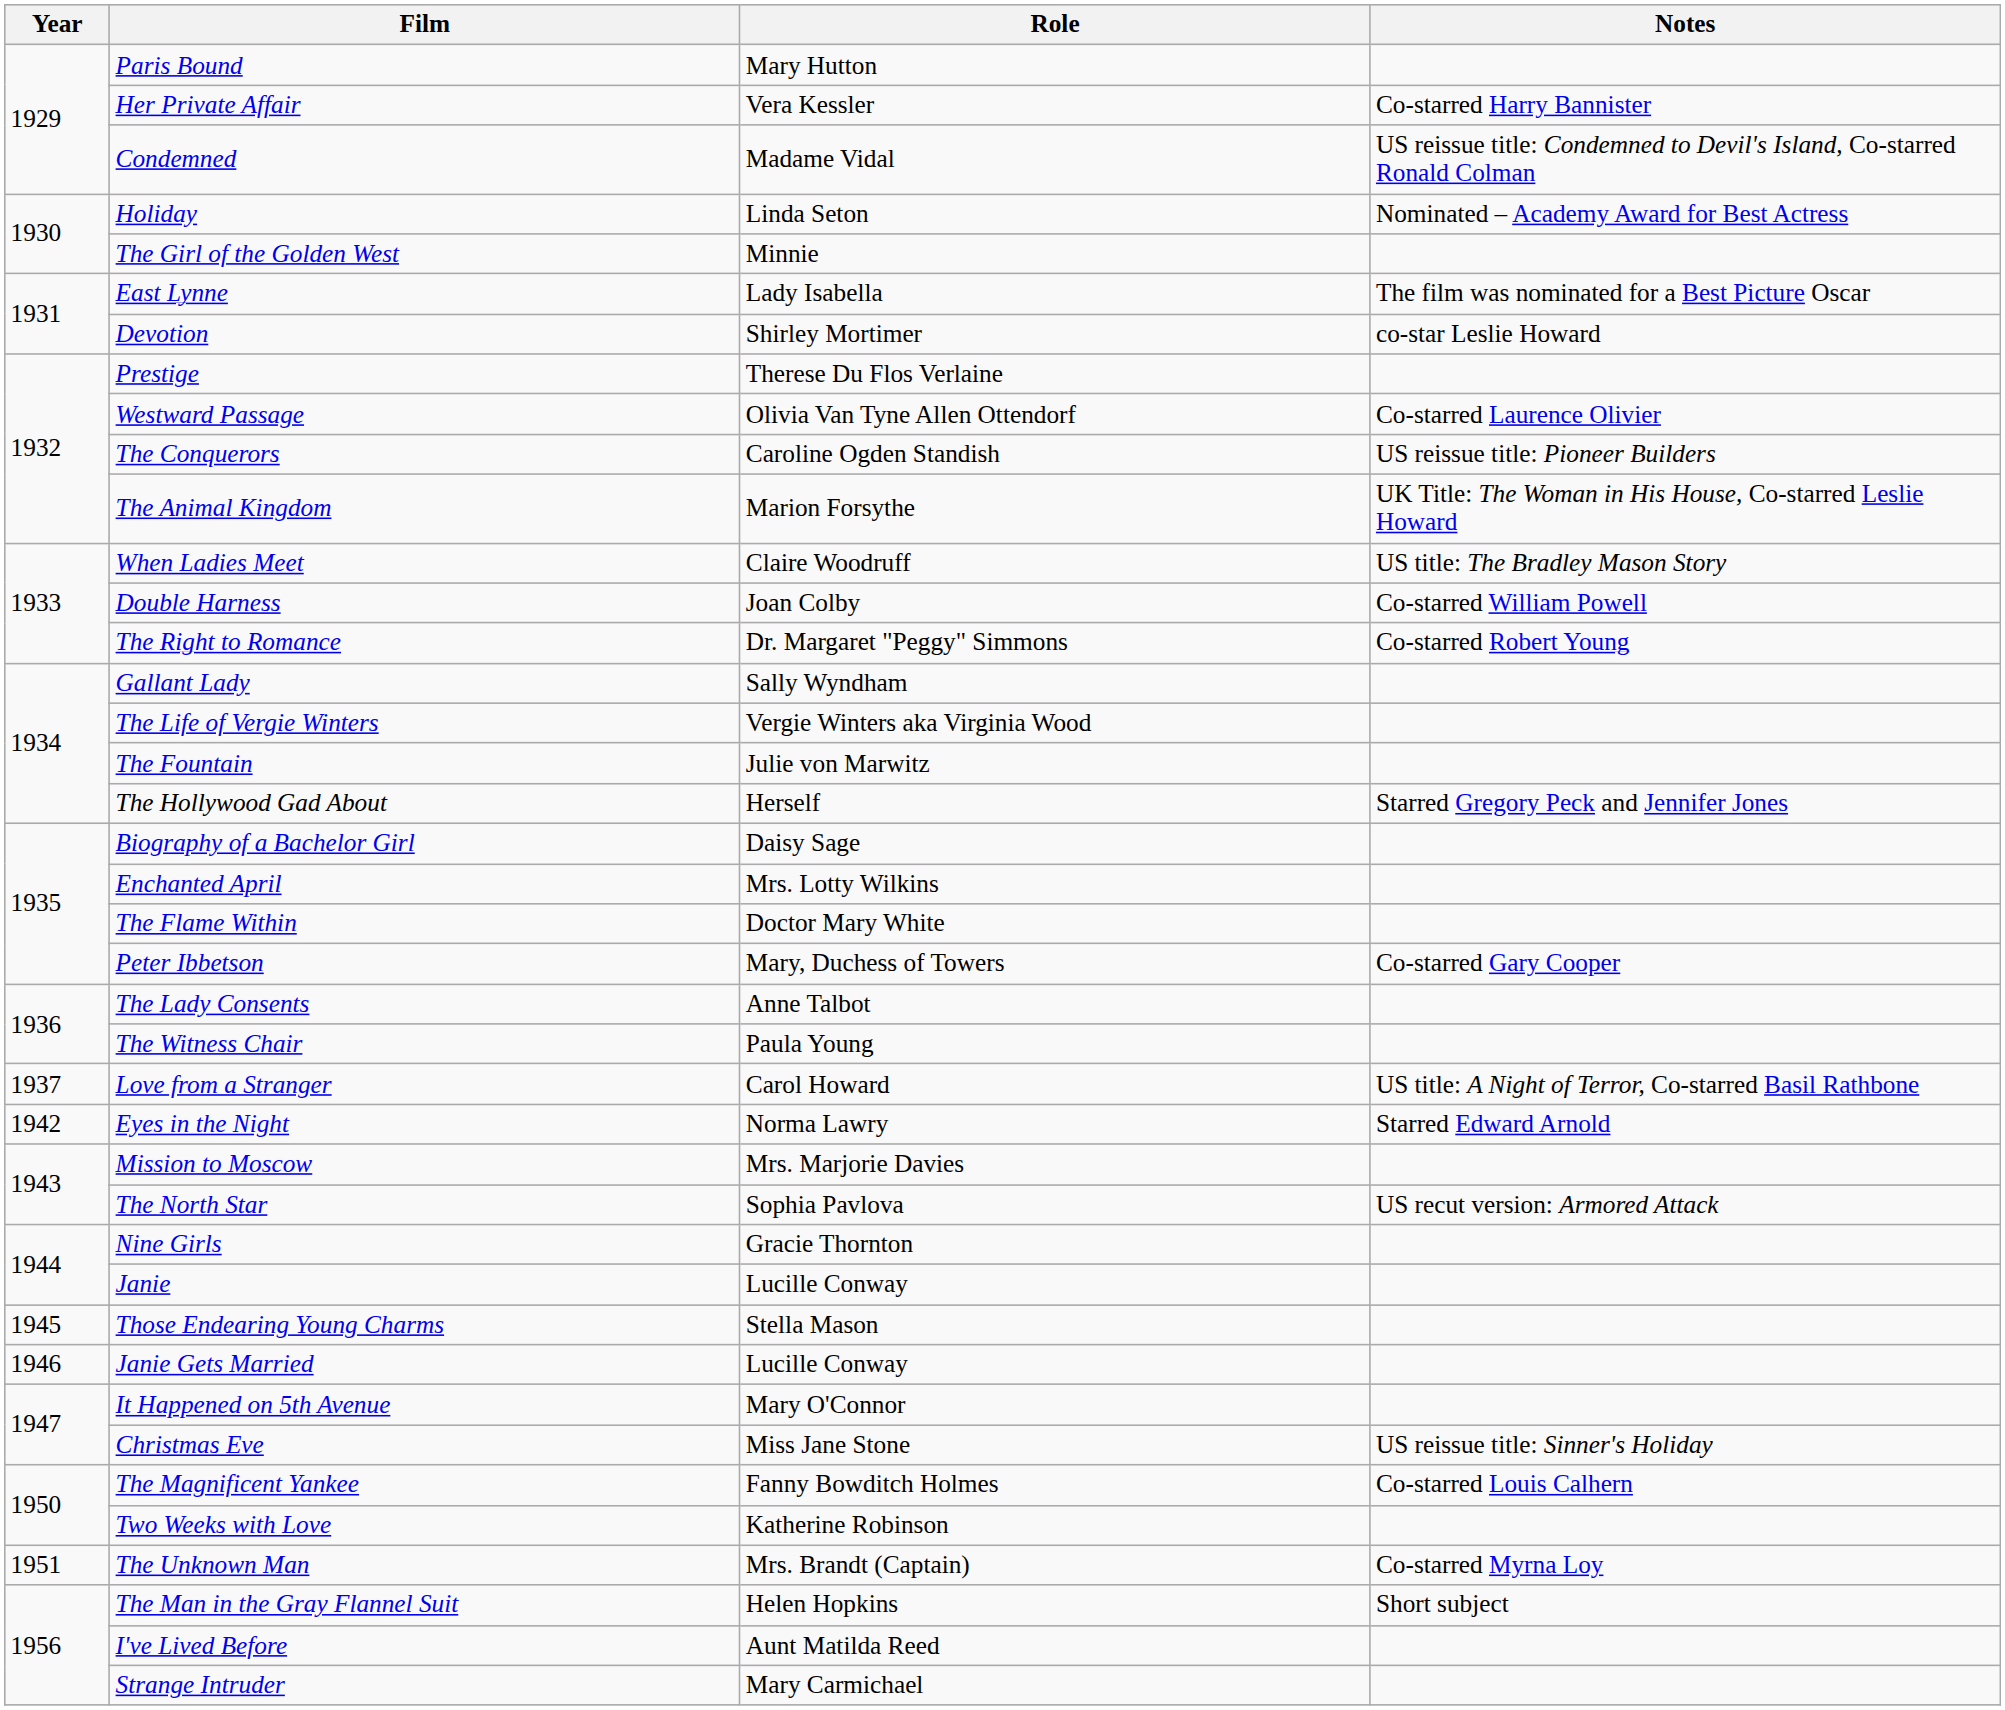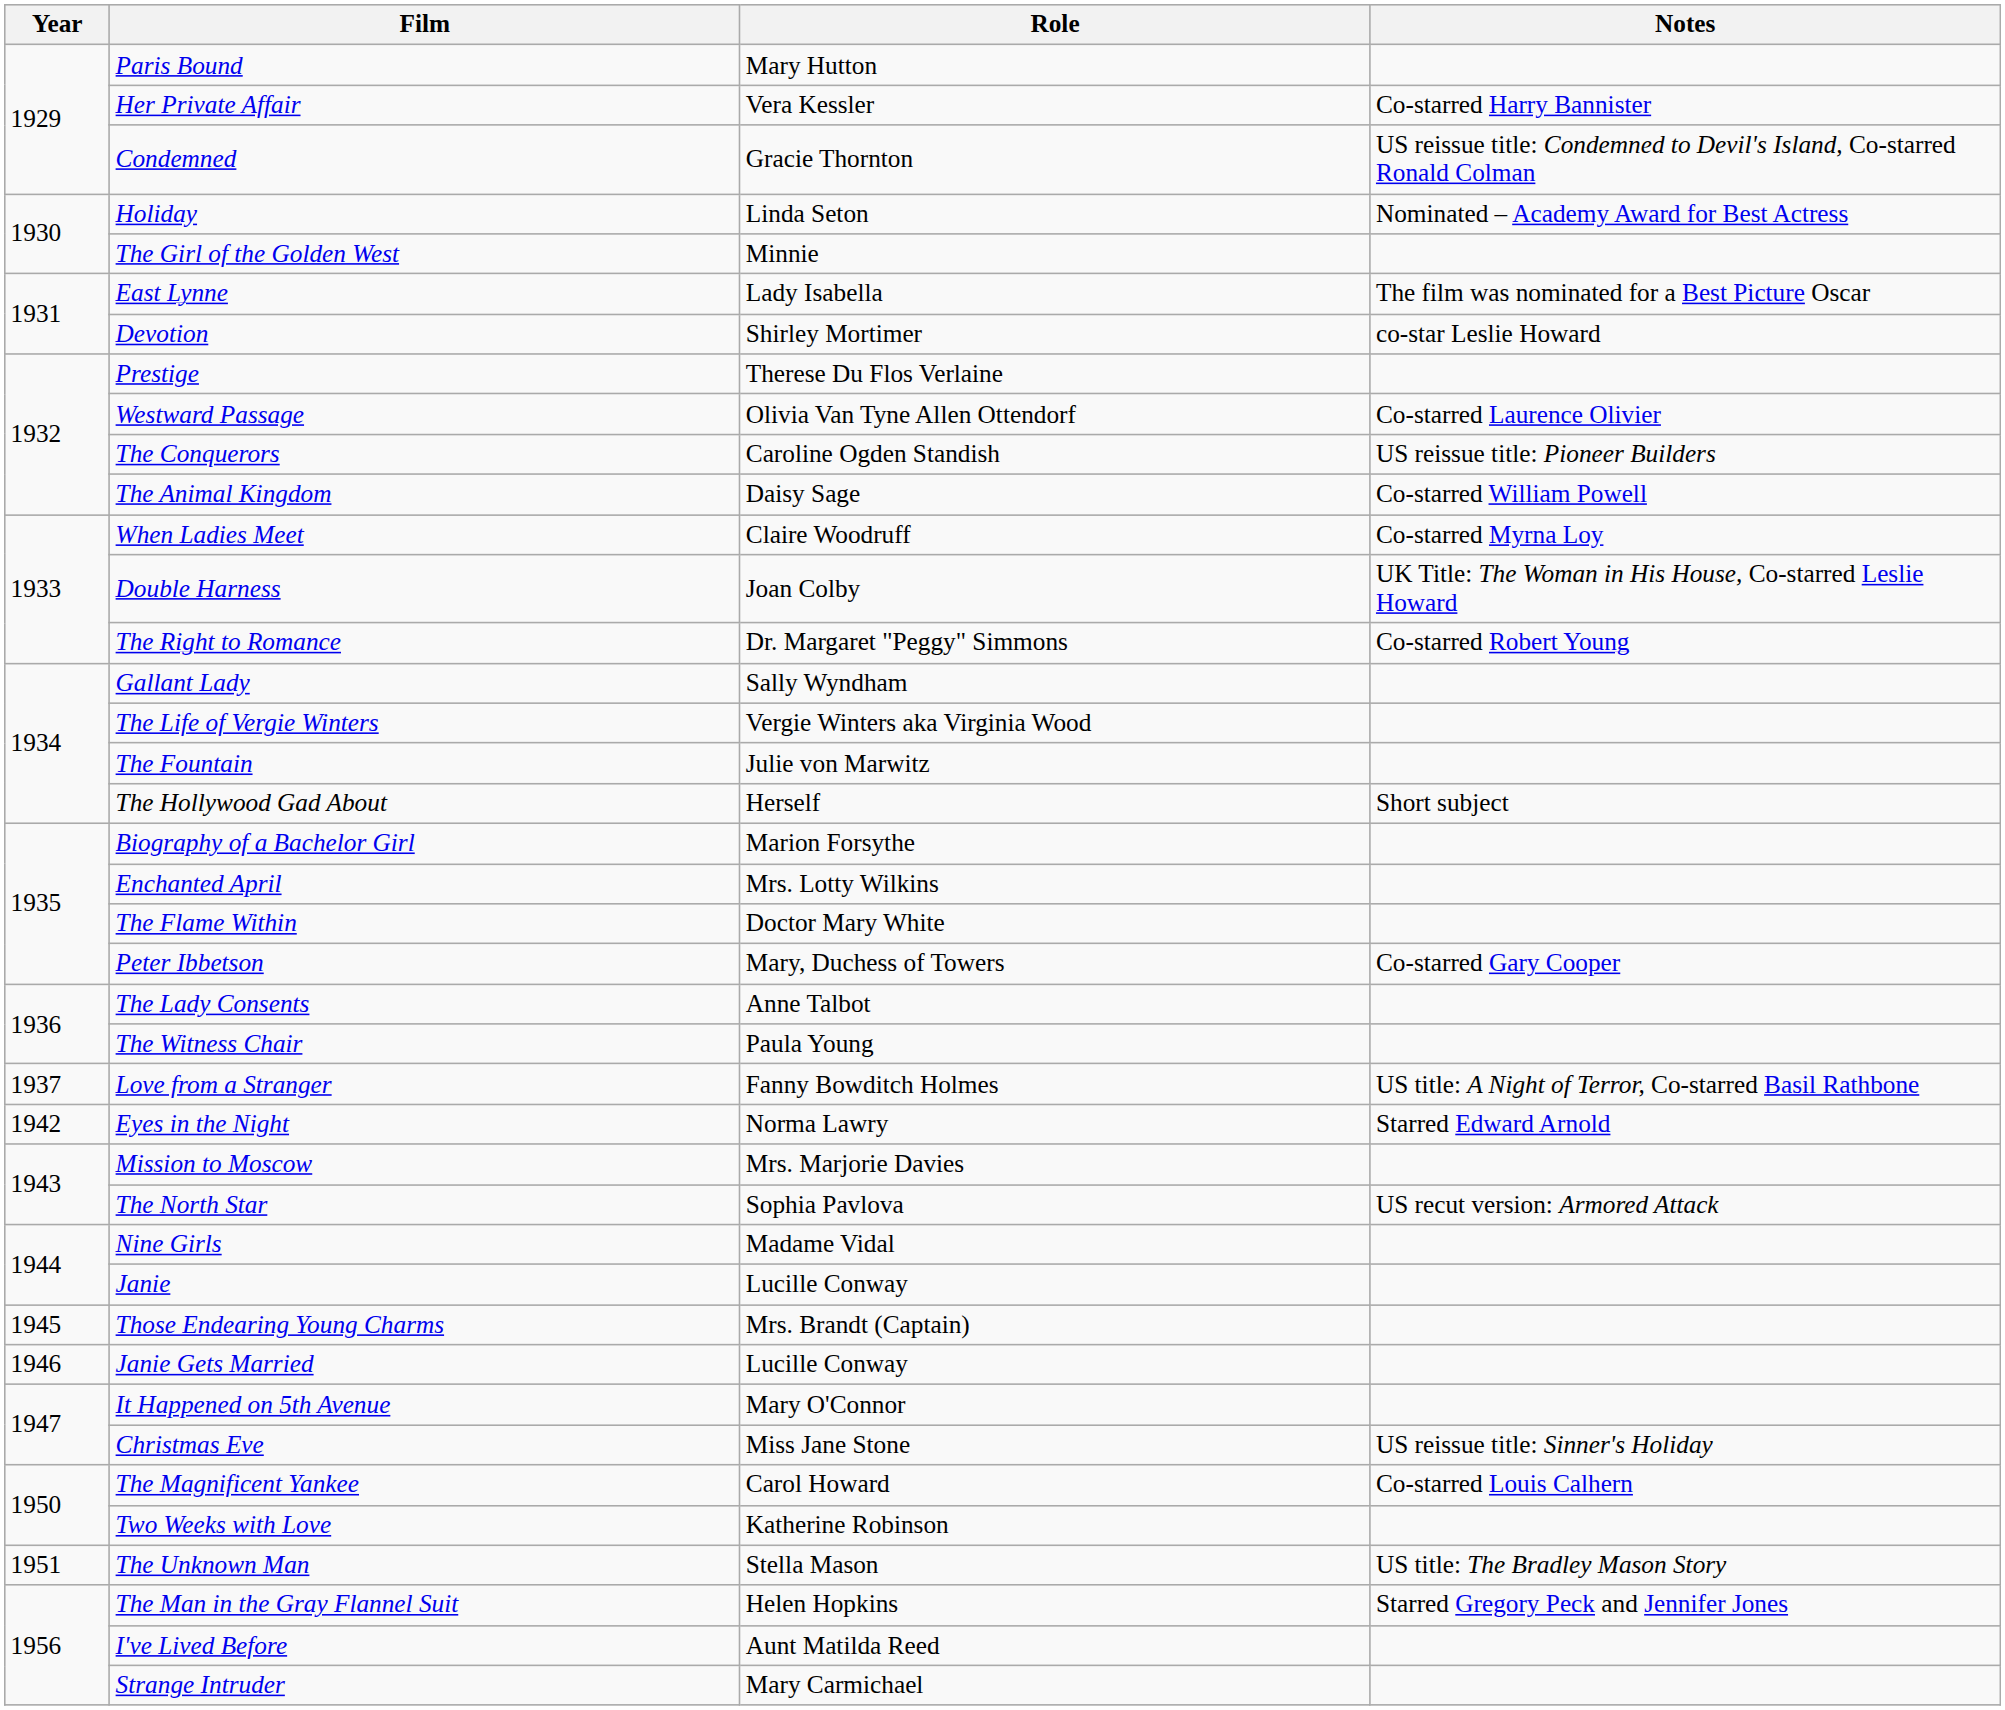(820, 159) Madame Vidal -> (829, 159) Gracie Thornton
(830, 508) Marion Forsythe -> (803, 494) Daisy Sage
(1650, 508) UK Title: The Woman in His House, Co-starred Leslie Howard -> (1511, 494) Co-starred William Powell
(1551, 562) US title: The Bradley Mason Story -> (1490, 534) Co-starred Myrna Loy
(1511, 602) Co-starred William Powell -> (1650, 588) UK Title: The Woman in His House, Co-starred Leslie Howard
(1582, 803) Starred Gregory Peck and Jennifer Jones -> (1442, 803) Short subject
(803, 843) Daisy Sage -> (830, 843) Marion Forsythe
(818, 1083) Carol Howard -> (872, 1083) Fanny Bowditch Holmes
(829, 1244) Gracie Thornton -> (820, 1244) Madame Vidal
(812, 1324) Stella Mason -> (858, 1324) Mrs. Brandt (Captain)
(872, 1484) Fanny Bowditch Holmes -> (818, 1484) Carol Howard
(858, 1564) Mrs. Brandt (Captain) -> (812, 1564) Stella Mason
(1490, 1564) Co-starred Myrna Loy -> (1551, 1564) US title: The Bradley Mason Story
(1442, 1604) Short subject -> (1582, 1604) Starred Gregory Peck and Jennifer Jones
